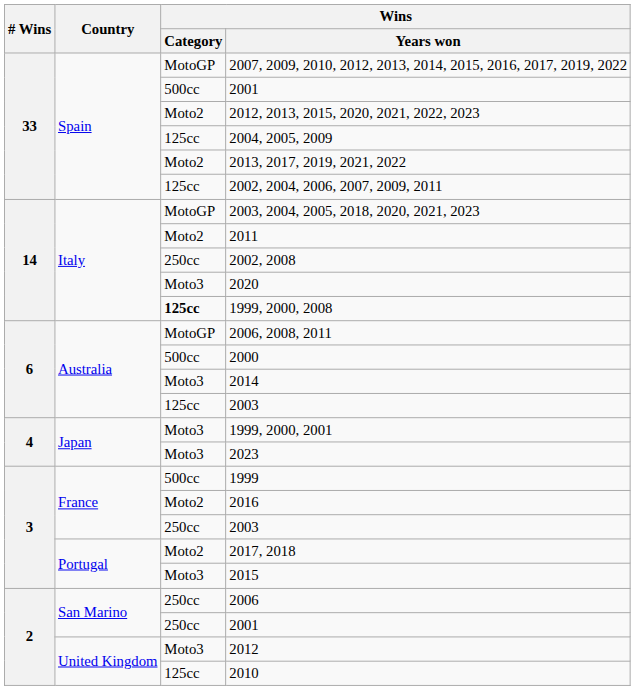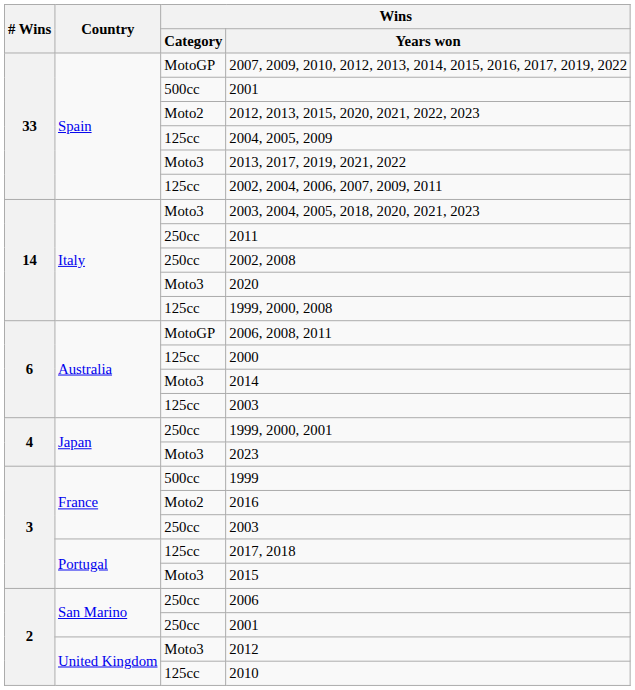(184, 162) Moto2 -> (184, 162) Moto3
(190, 211) MotoGP -> (184, 211) Moto3
(184, 235) Moto2 -> (182, 235) 250cc
(182, 308) bold -> (182, 308) normal
(182, 357) 500cc -> (182, 357) 125cc
(184, 430) Moto3 -> (182, 430) 250cc
(184, 551) Moto2 -> (182, 551) 125cc
